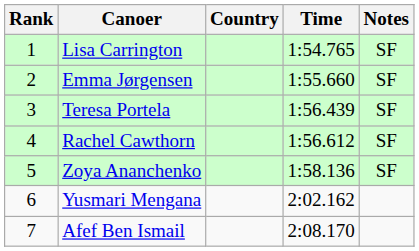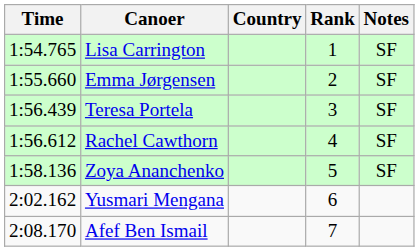columns swapped: (31, 19) <-> (321, 19)
